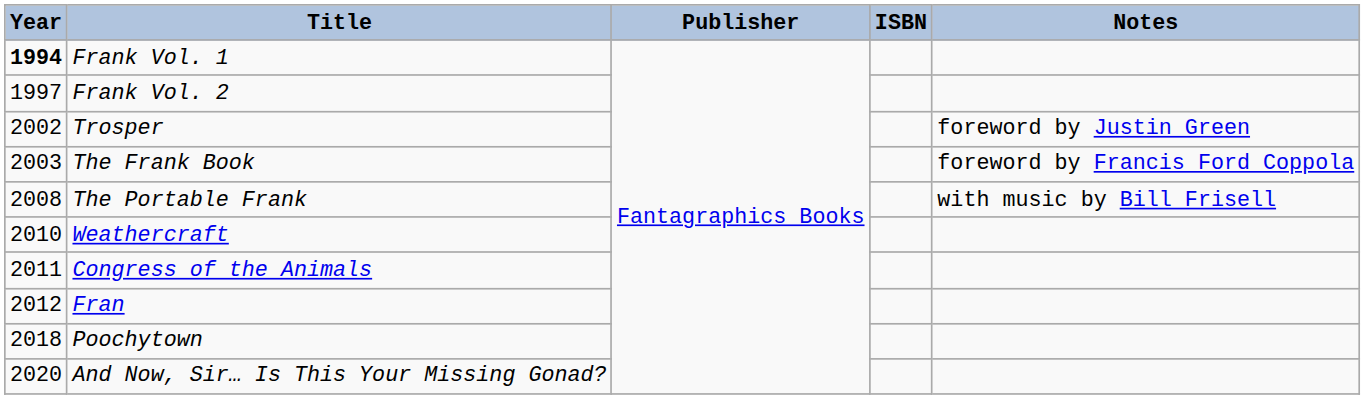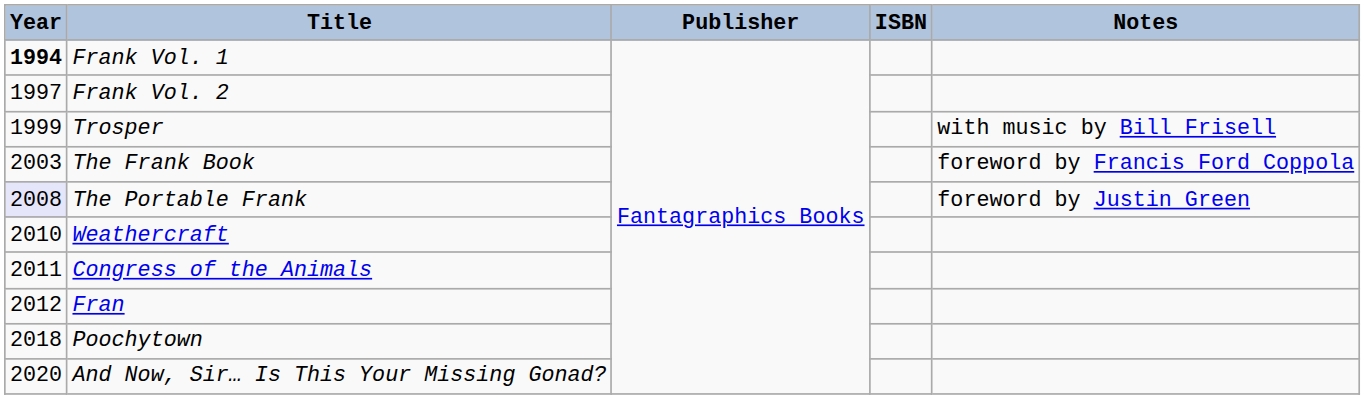(36, 129) 2002 -> (36, 129) 1999
(1094, 129) foreword by Justin Green -> (1107, 129) with music by Bill Frisell
(36, 199) no background -> (36, 199) lavender background
(1107, 199) with music by Bill Frisell -> (1094, 199) foreword by Justin Green
